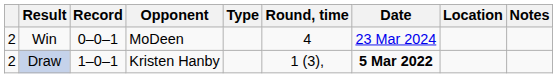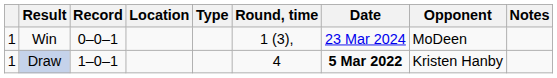columns swapped: (175, 15) <-> (473, 15)
(12, 38) 2 -> (12, 38) 1
(307, 38) 4 -> (277, 38) 1 (3),
(12, 61) 2 -> (12, 61) 1
(307, 61) 1 (3), -> (277, 61) 4
